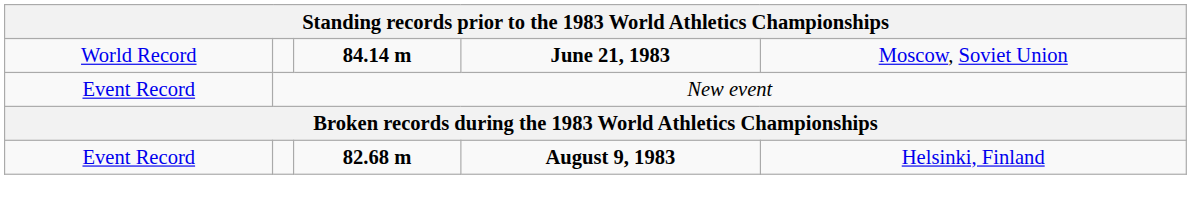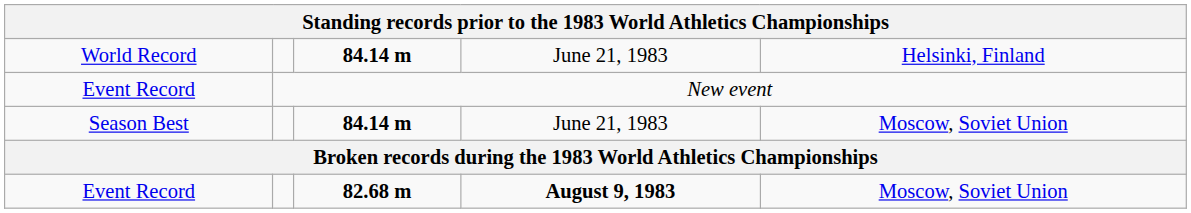(610, 55) bold -> (610, 55) normal
(973, 55) Moscow, Soviet Union -> (973, 55) Helsinki, Finland
+ row: (139, 122)
(973, 156) Helsinki, Finland -> (973, 190) Moscow, Soviet Union
